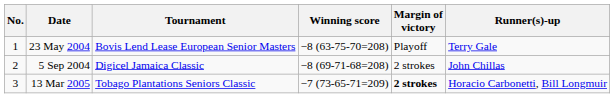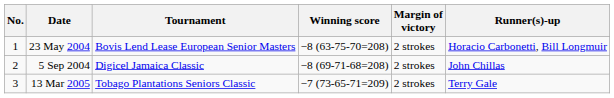(410, 46) Playoff -> (414, 46) 2 strokes
(473, 46) Terry Gale -> (528, 46) Horacio Carbonetti, Bill Longmuir
(415, 83) bold -> (414, 83) normal
(528, 83) Horacio Carbonetti, Bill Longmuir -> (473, 83) Terry Gale
